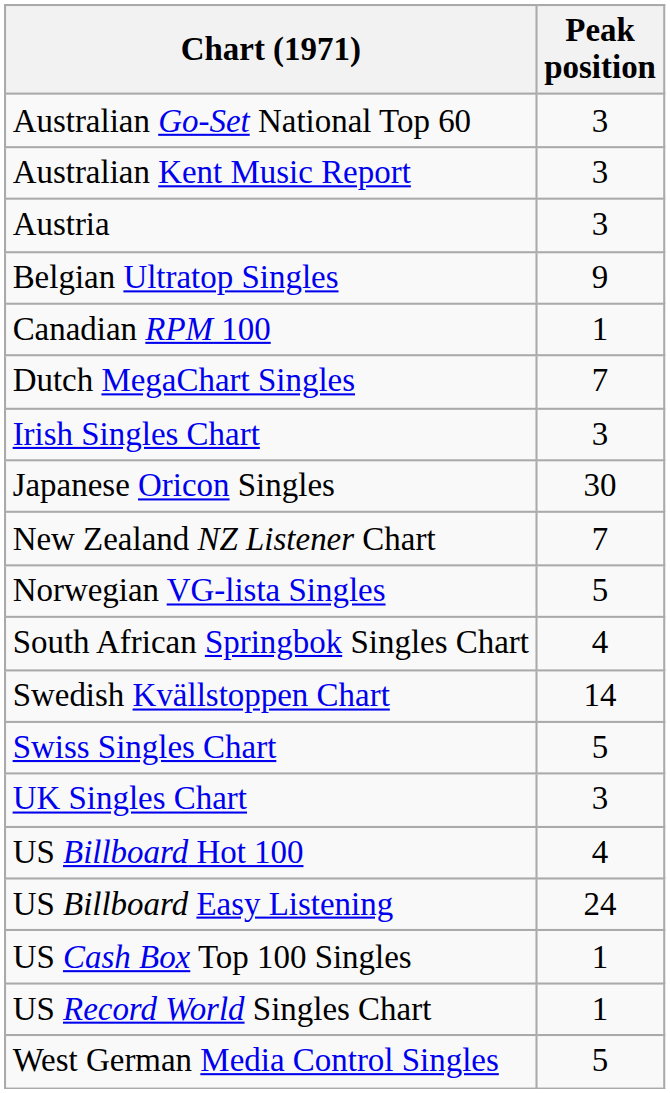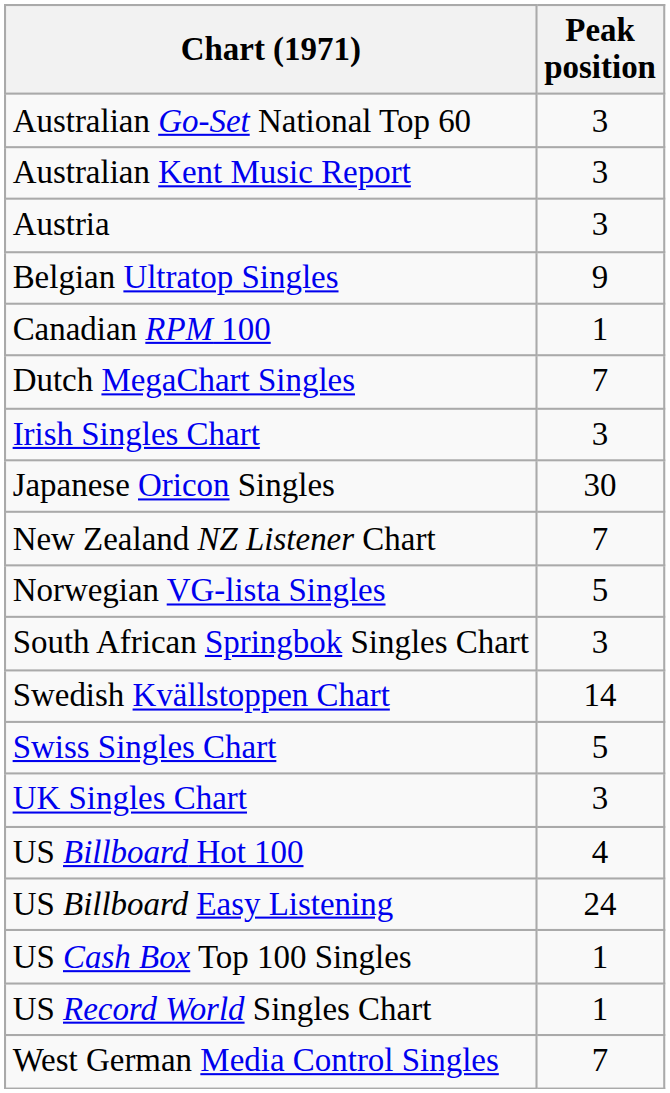(600, 642) 4 -> (600, 642) 3
(600, 1060) 5 -> (600, 1060) 7
